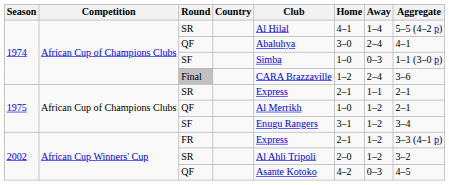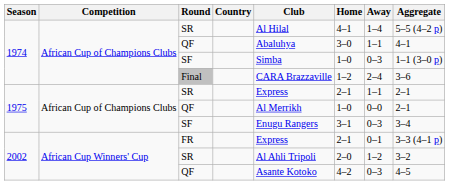(374, 44) 2–4 -> (374, 44) 1–1
(374, 108) 1–2 -> (374, 108) 0–0
(374, 124) 1–2 -> (374, 124) 0–3
(374, 140) 1–2 -> (374, 140) 0–1
